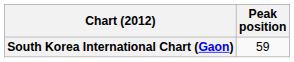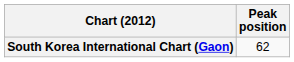(263, 47) 59 -> (263, 47) 62
